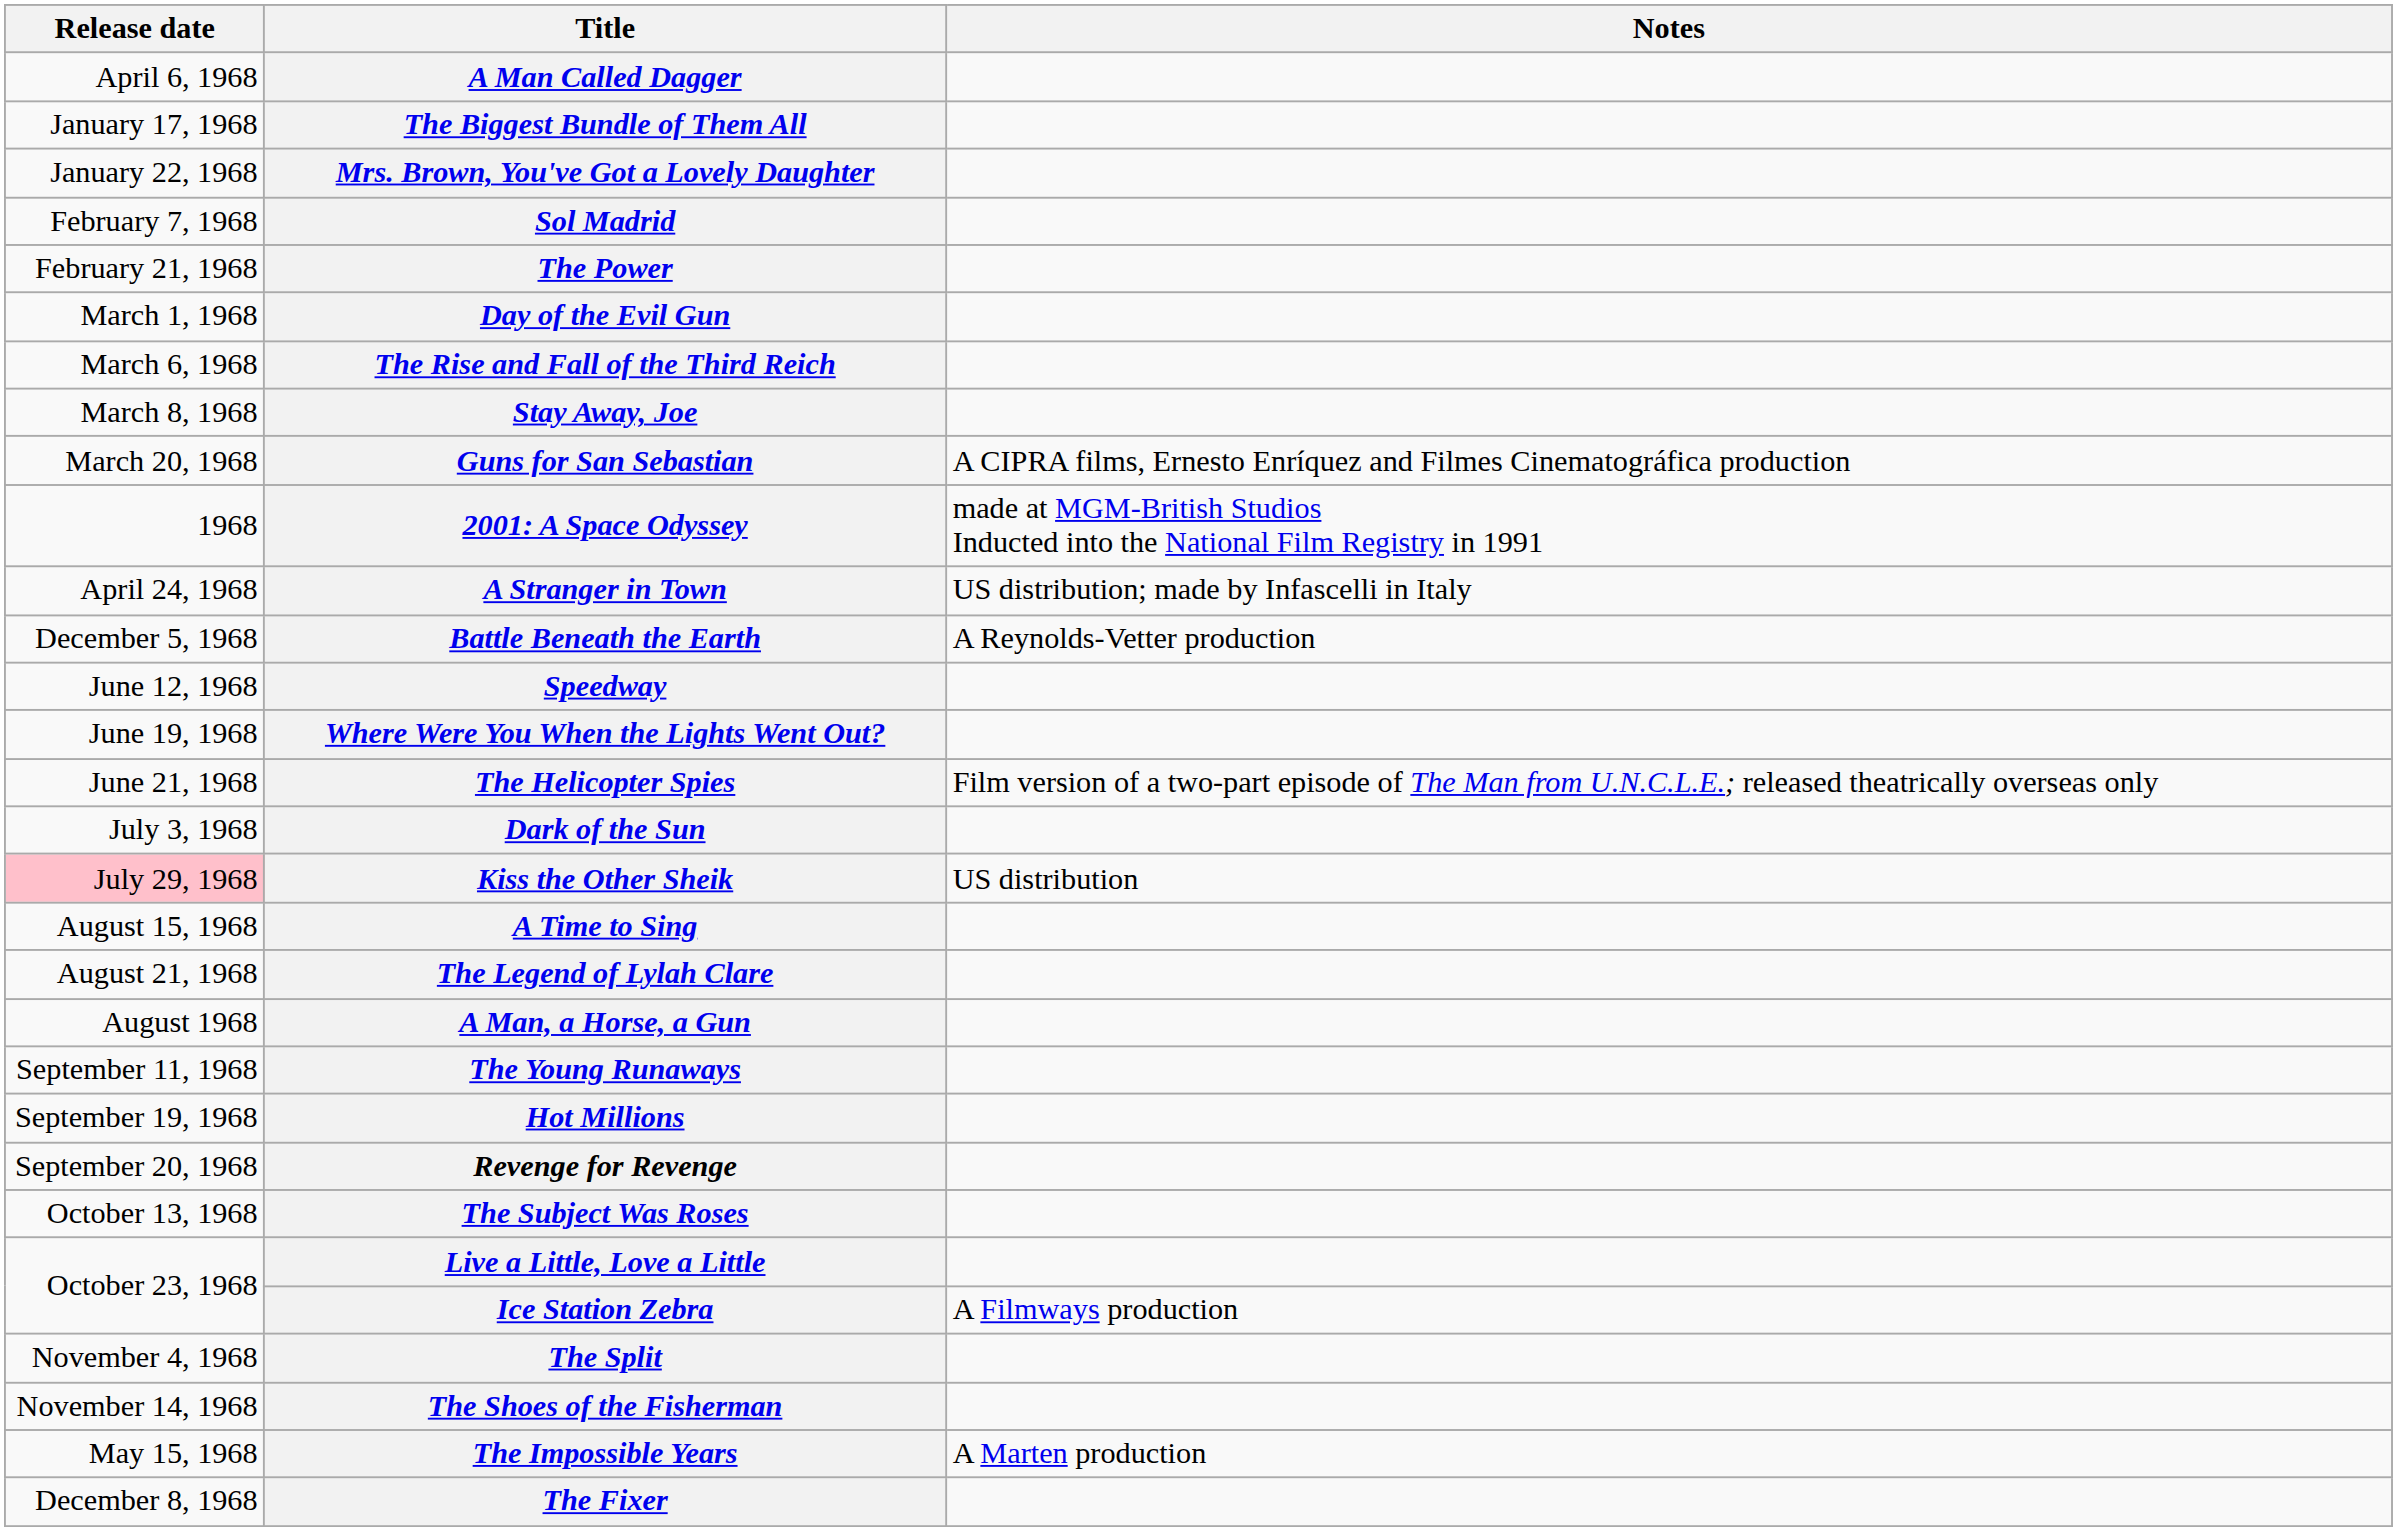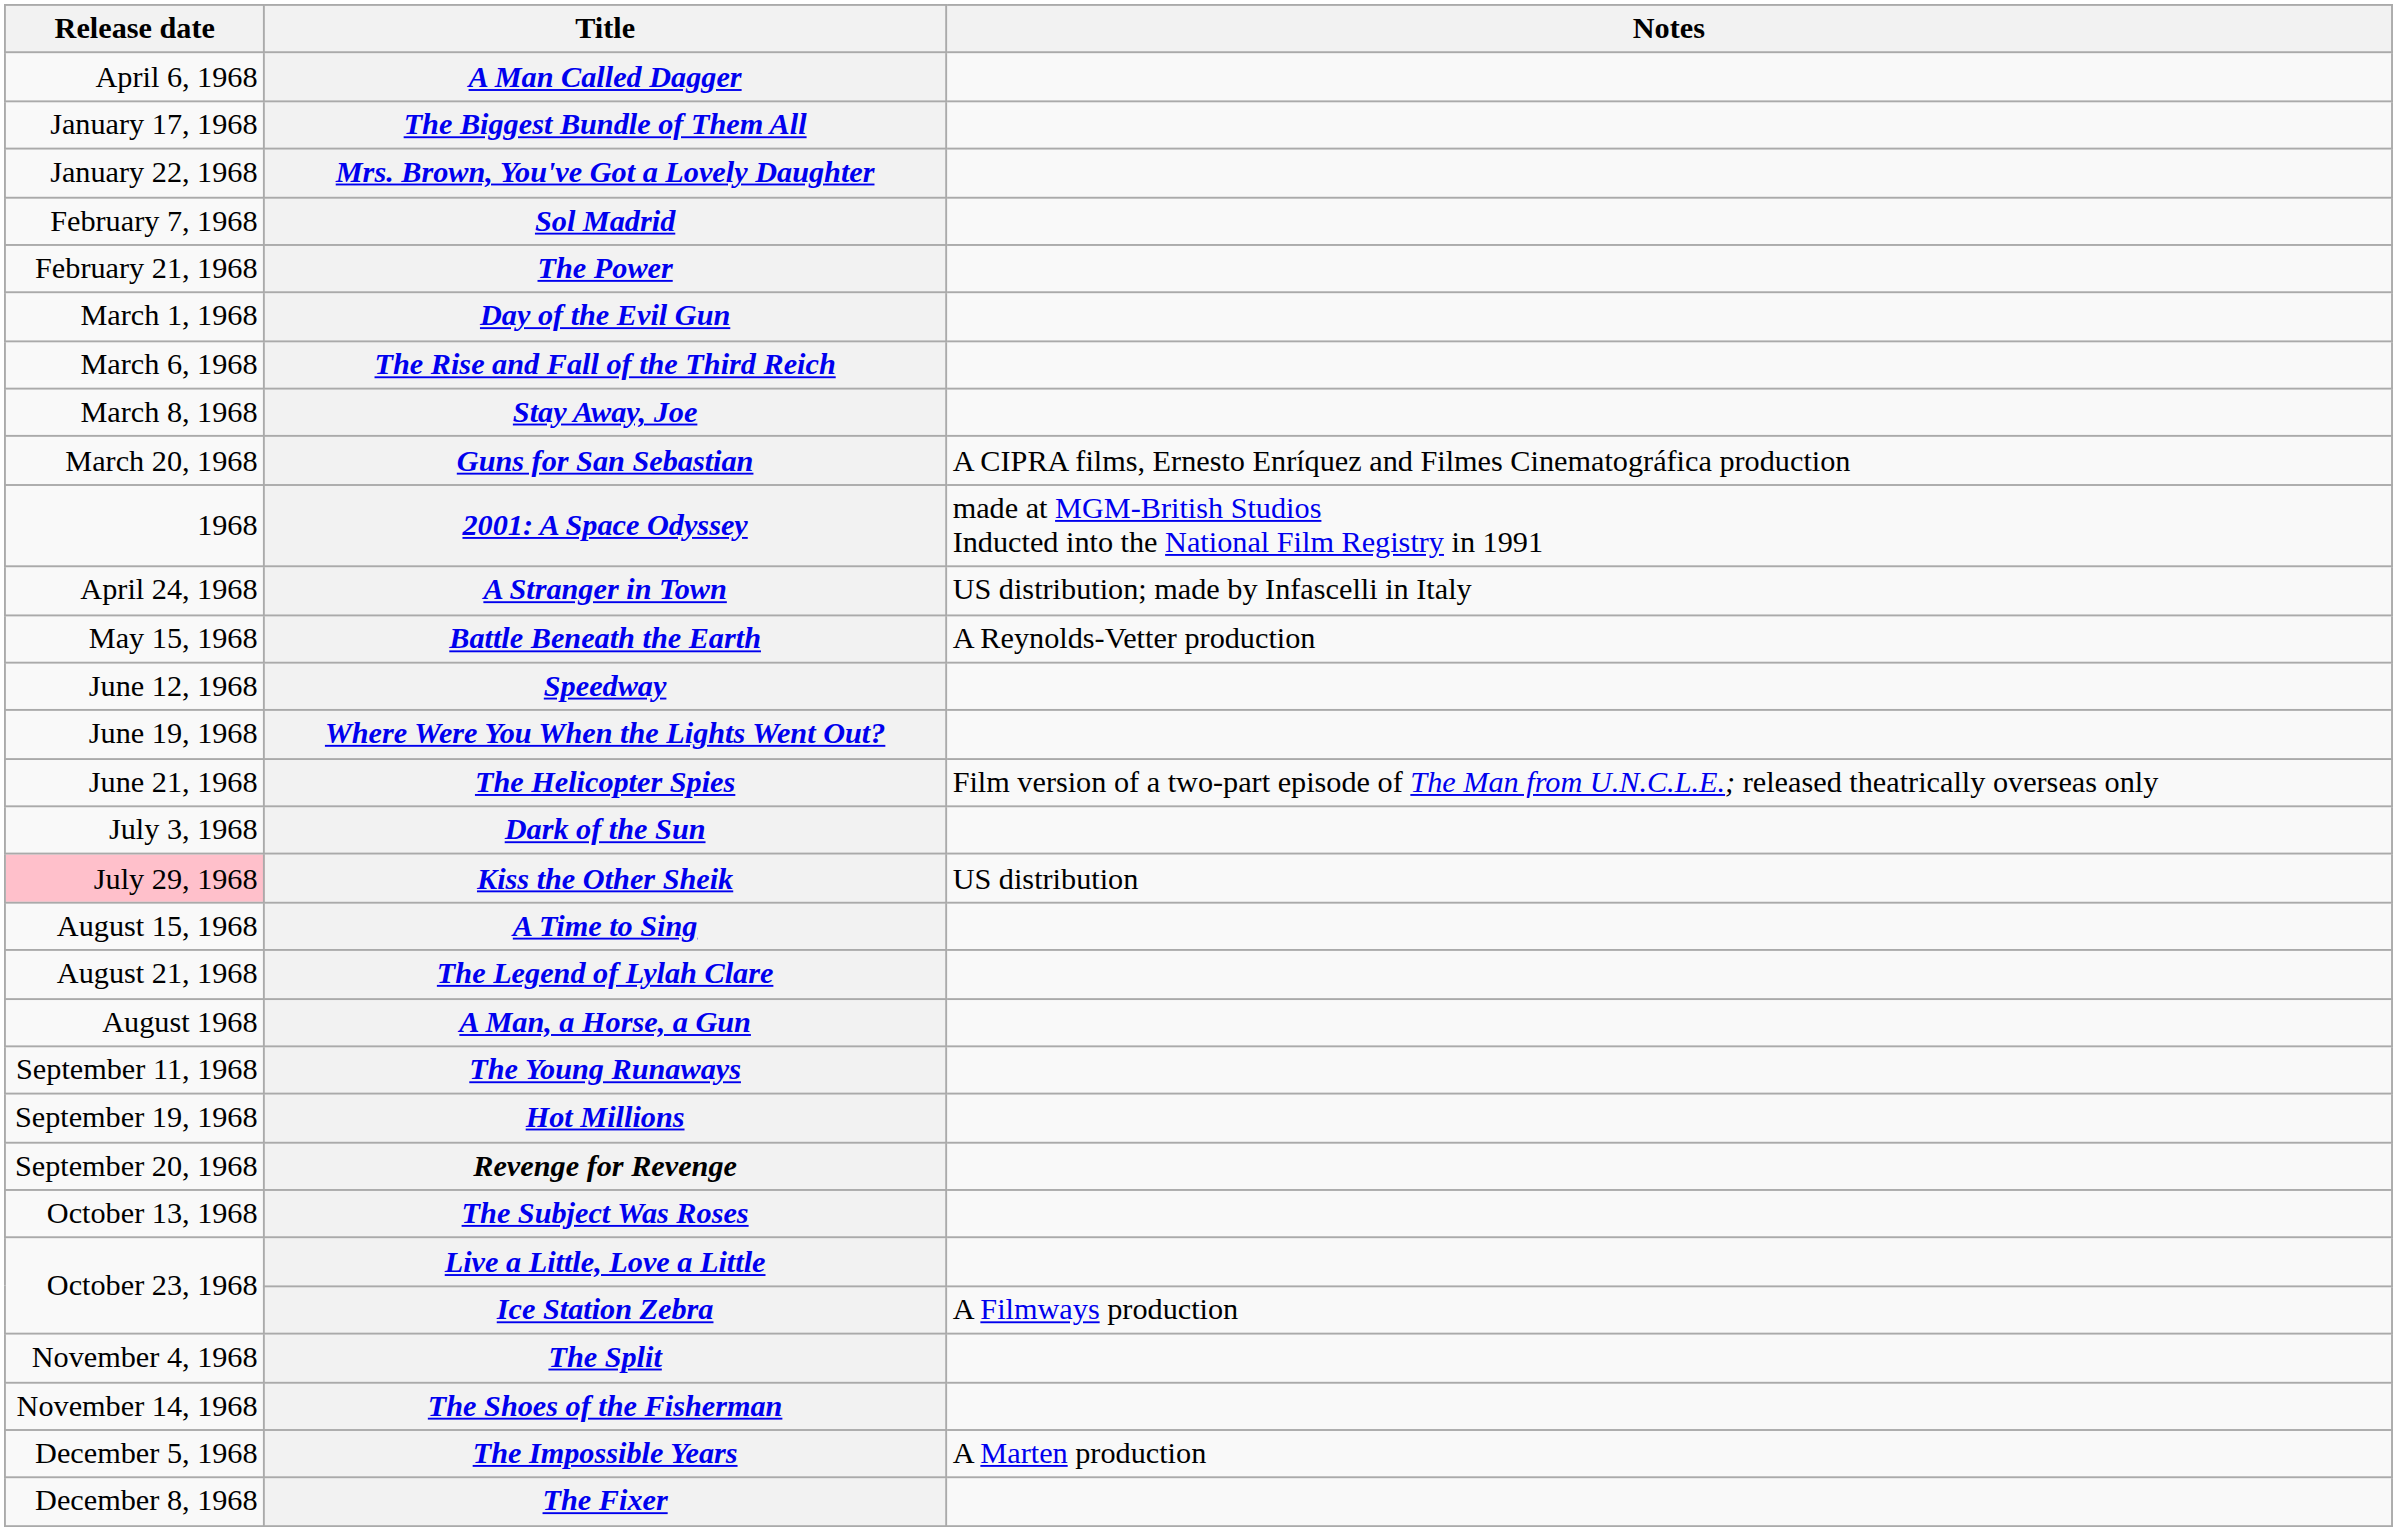(146, 638) December 5, 1968 -> (173, 638) May 15, 1968
(173, 1453) May 15, 1968 -> (146, 1453) December 5, 1968
